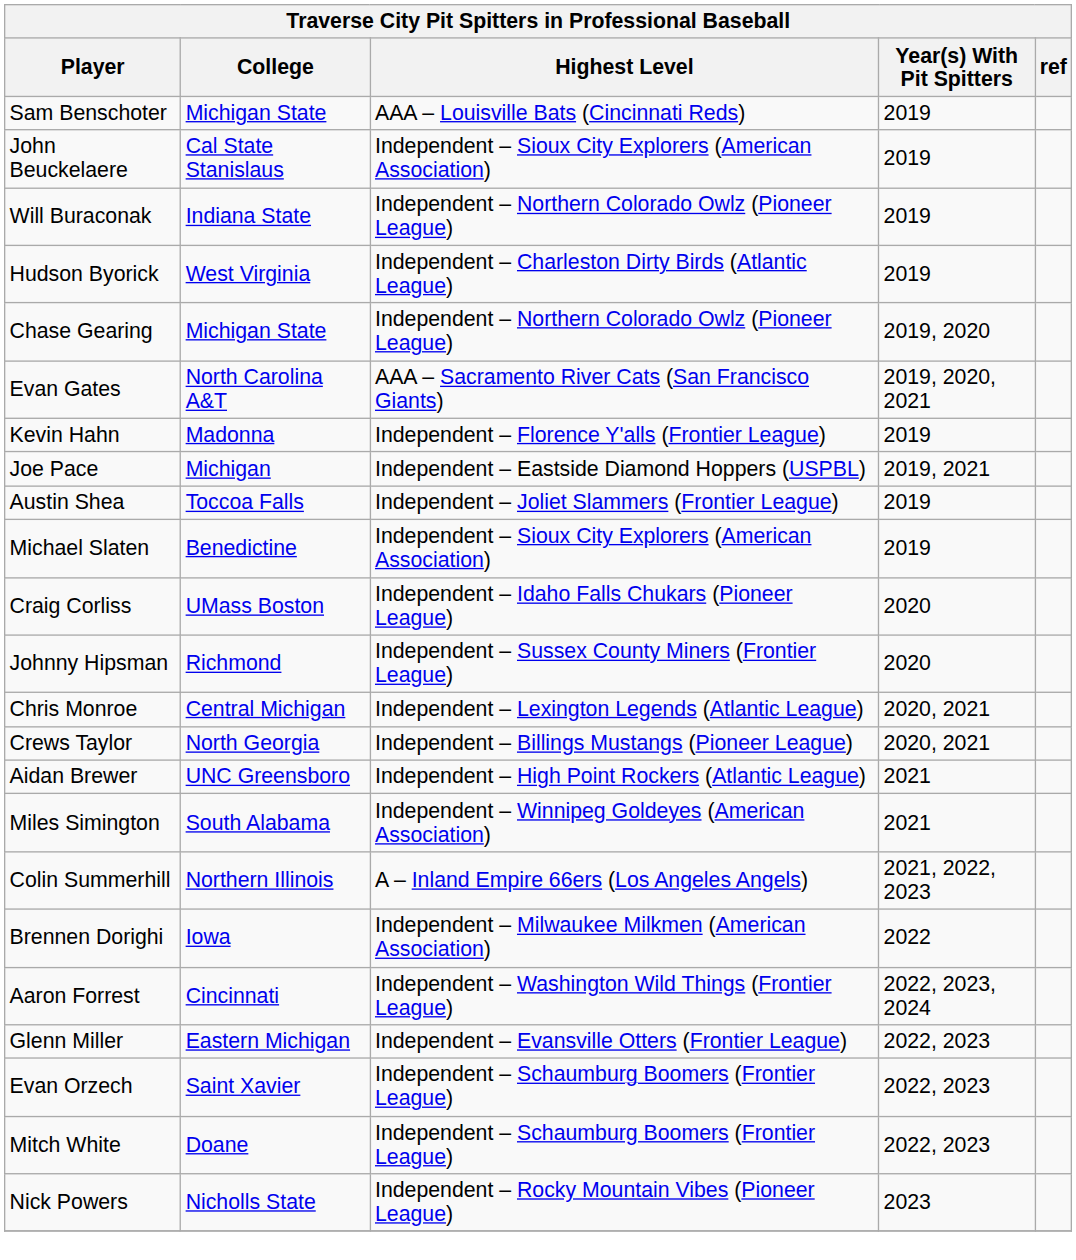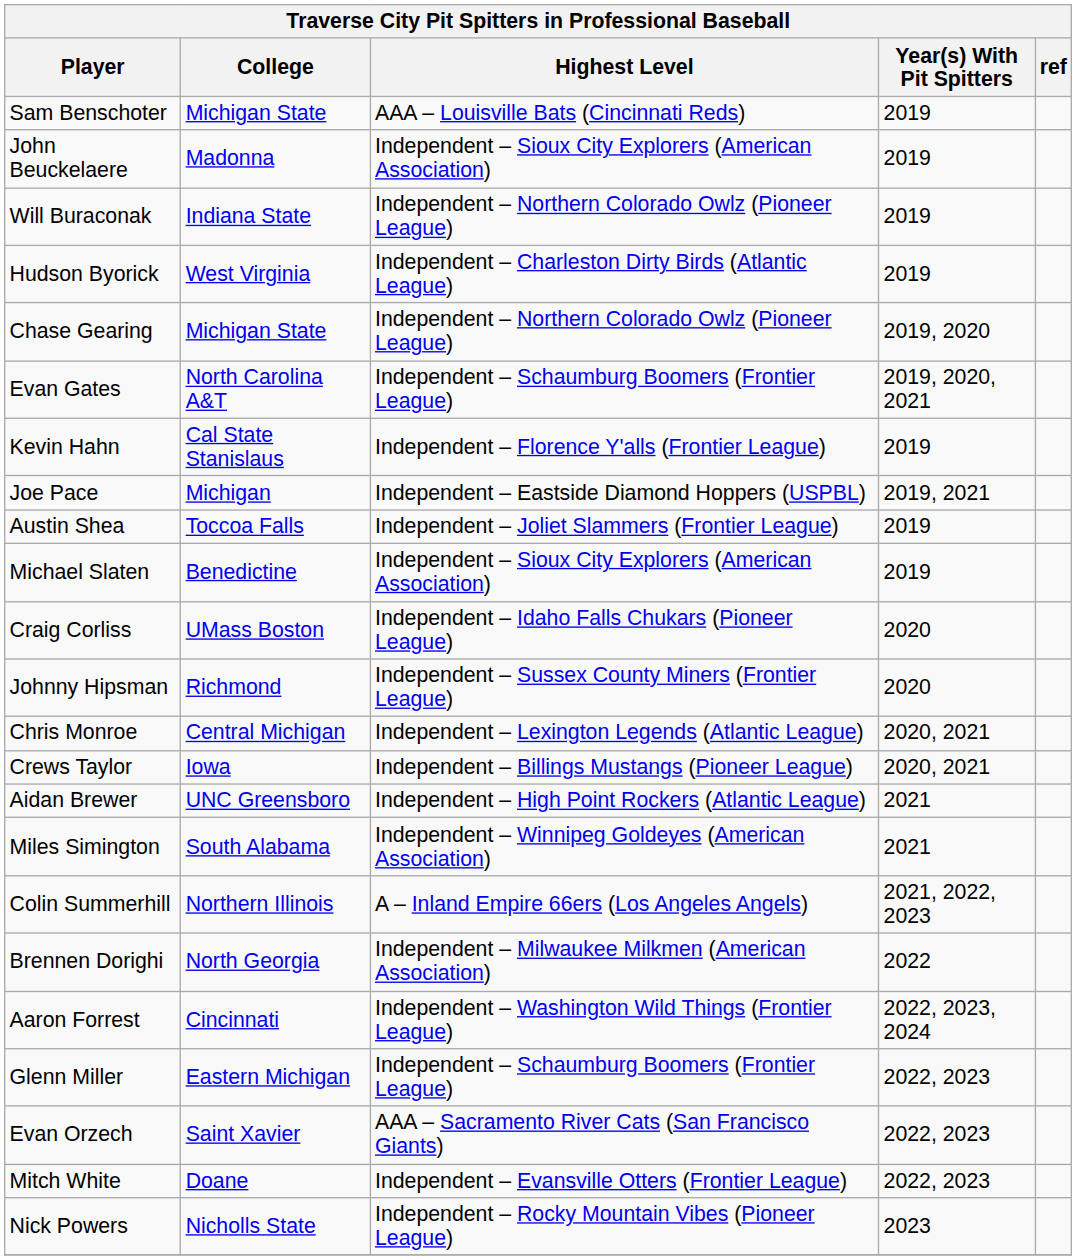(235, 158) Cal State Stanislaus -> (230, 158) Madonna
(592, 389) AAA – Sacramento River Cats (San Francisco Giants) -> (595, 389) Independent – Schaumburg Boomers (Frontier League)
(230, 435) Madonna -> (235, 446) Cal State Stanislaus
(252, 743) North Georgia -> (208, 767) Iowa
(208, 937) Iowa -> (252, 961) North Georgia
(611, 1041) Independent – Evansville Otters (Frontier League) -> (595, 1077) Independent – Schaumburg Boomers (Frontier League)
(595, 1087) Independent – Schaumburg Boomers (Frontier League) -> (592, 1134) AAA – Sacramento River Cats (San Francisco Giants)
(595, 1144) Independent – Schaumburg Boomers (Frontier League) -> (611, 1180) Independent – Evansville Otters (Frontier League)
